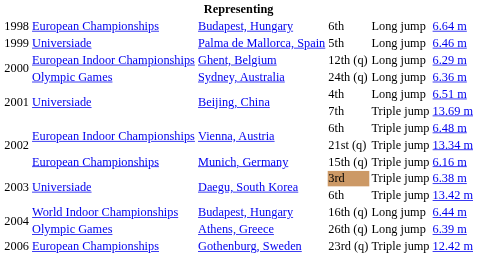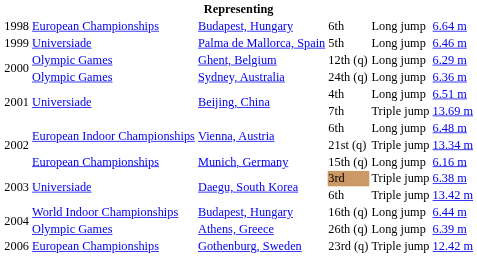(113, 60) European Indoor Championships -> (72, 60) Olympic Games
(400, 127) Triple jump -> (399, 127) Long jump
(400, 161) Triple jump -> (399, 161) Long jump
